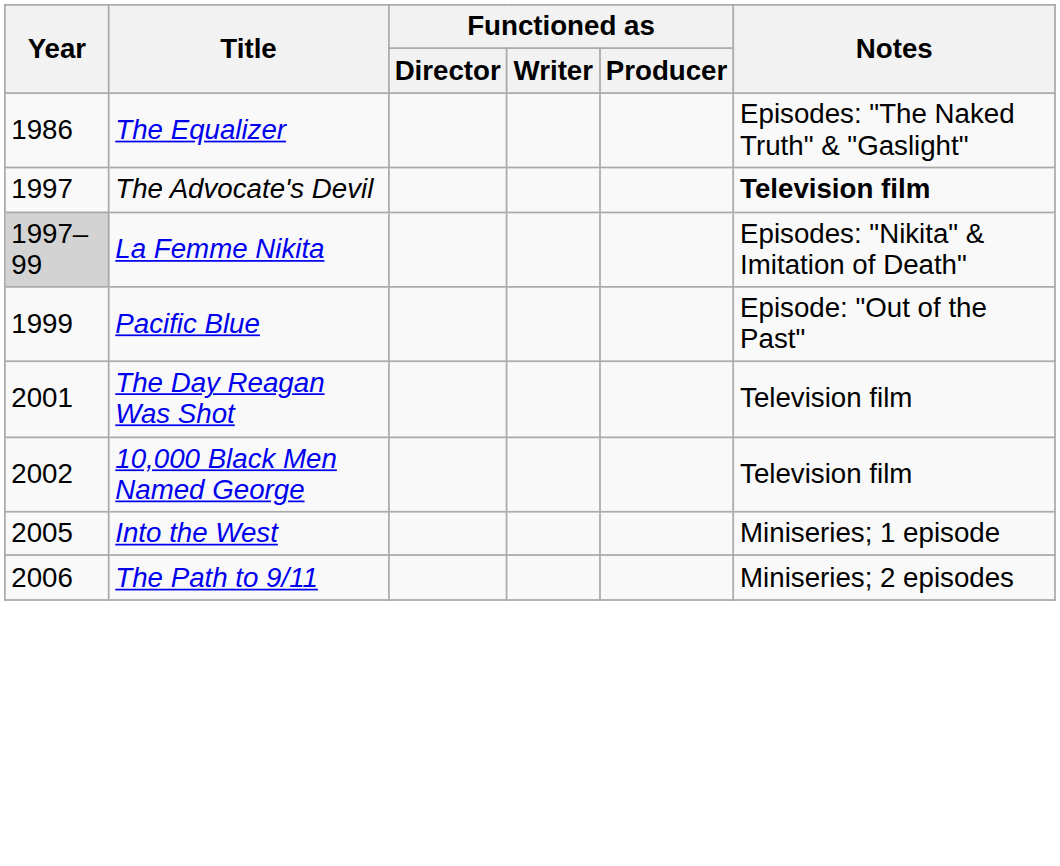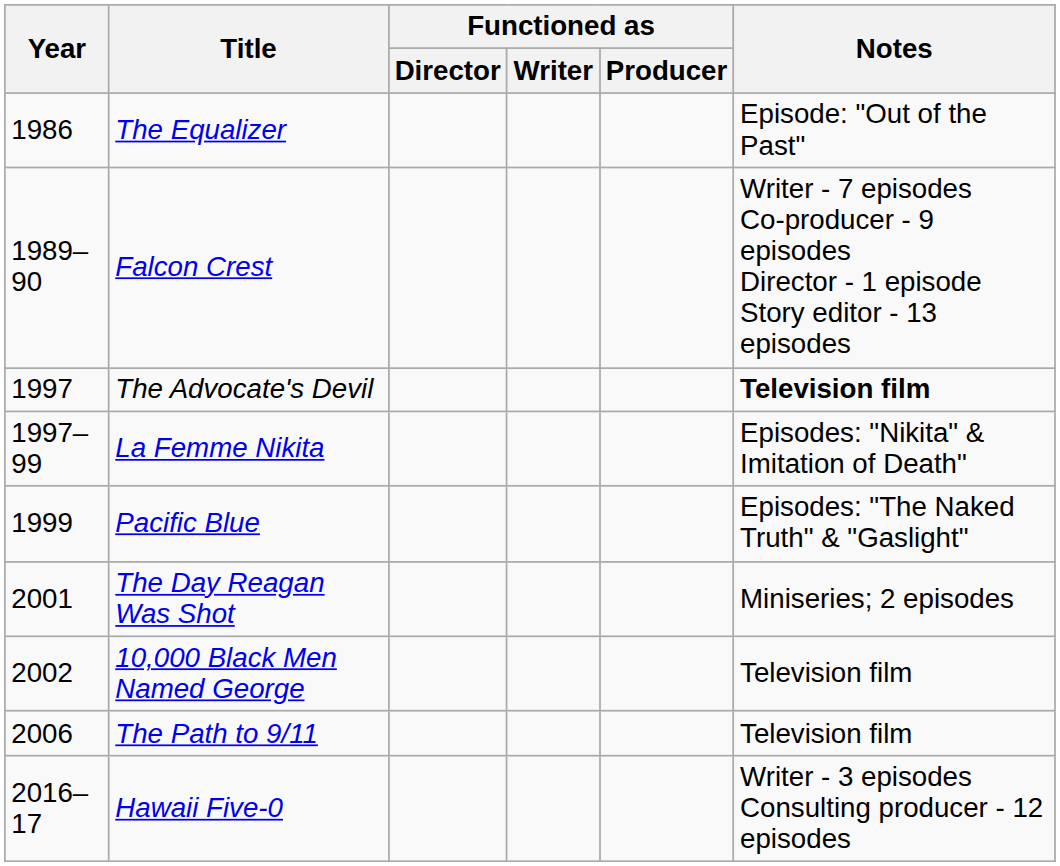(877, 129) Episodes: "The Naked Truth" & "Gaslight" -> (863, 129) Episode: "Out of the Past"
+ row: (194, 267)
(50, 248) lightgrey background -> (50, 448) no background
(863, 323) Episode: "Out of the Past" -> (877, 523) Episodes: "The Naked Truth" & "Gaslight"
(826, 398) Television film -> (877, 598) Miniseries; 2 episodes
- row: (197, 533)
(877, 577) Miniseries; 2 episodes -> (826, 732) Television film
+ row: (199, 807)
